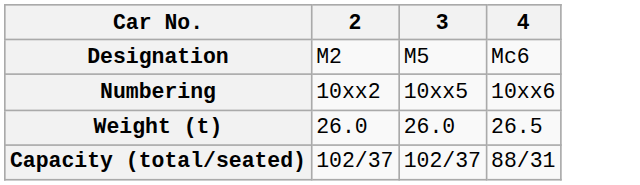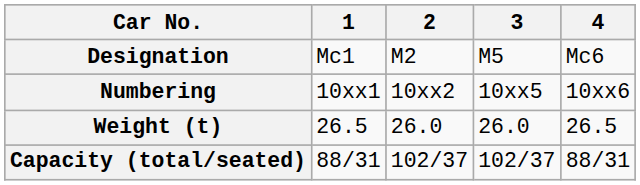+ column: (348, 22)
